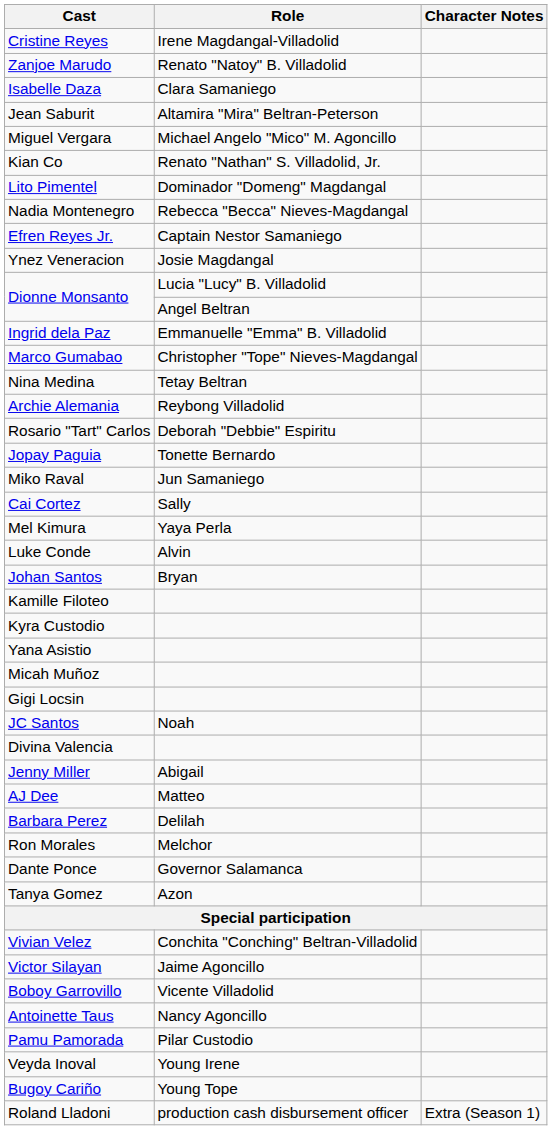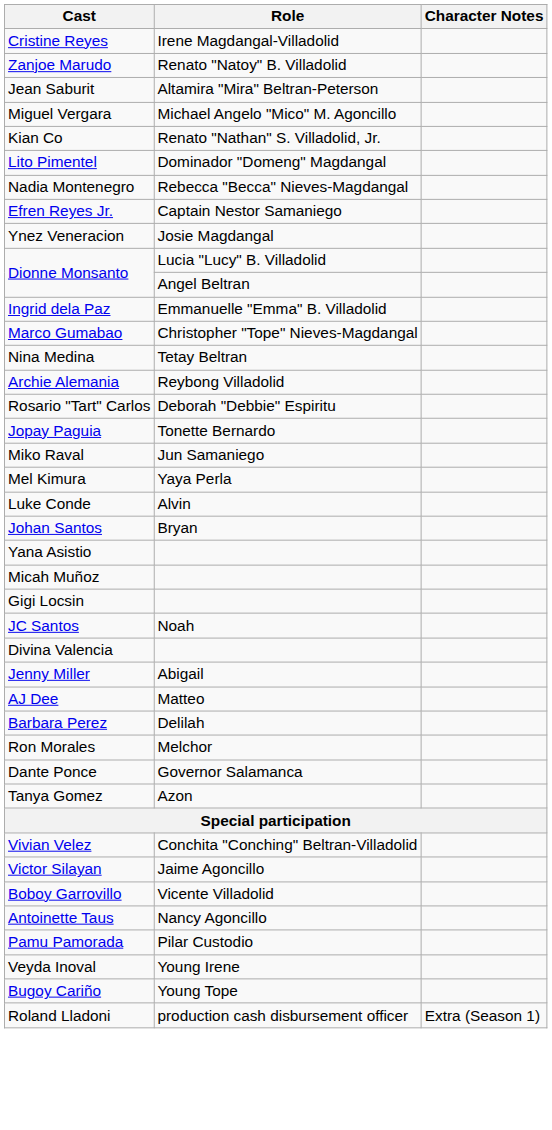- row: (55, 89)
- row: (44, 503)
- row: (58, 601)
- row: (56, 625)
